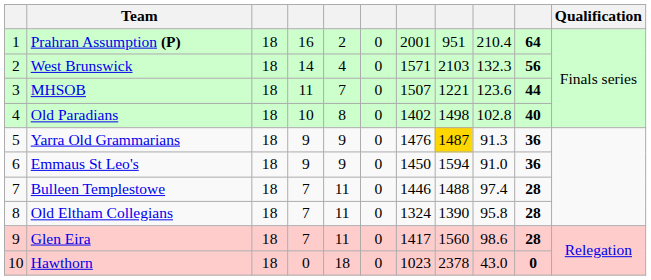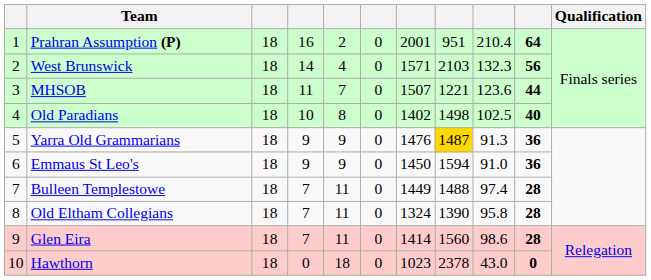(494, 115) 102.8 -> (494, 115) 102.5
(416, 189) 1446 -> (416, 189) 1449
(416, 238) 1417 -> (416, 238) 1414
